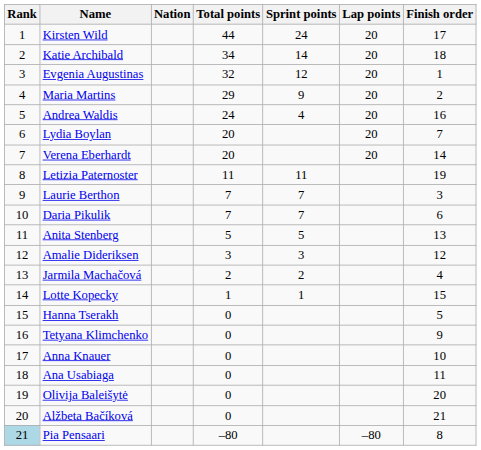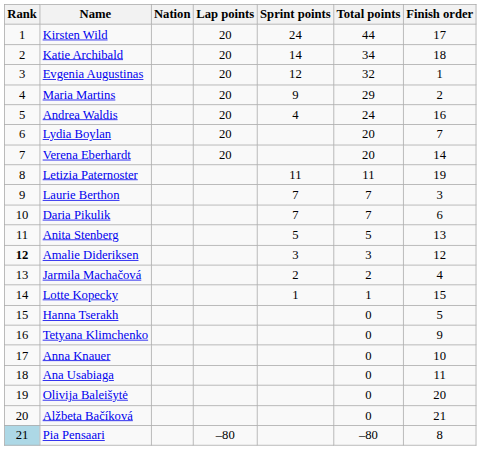columns swapped: (371, 14) <-> (228, 14)
(22, 255) normal -> (22, 255) bold
